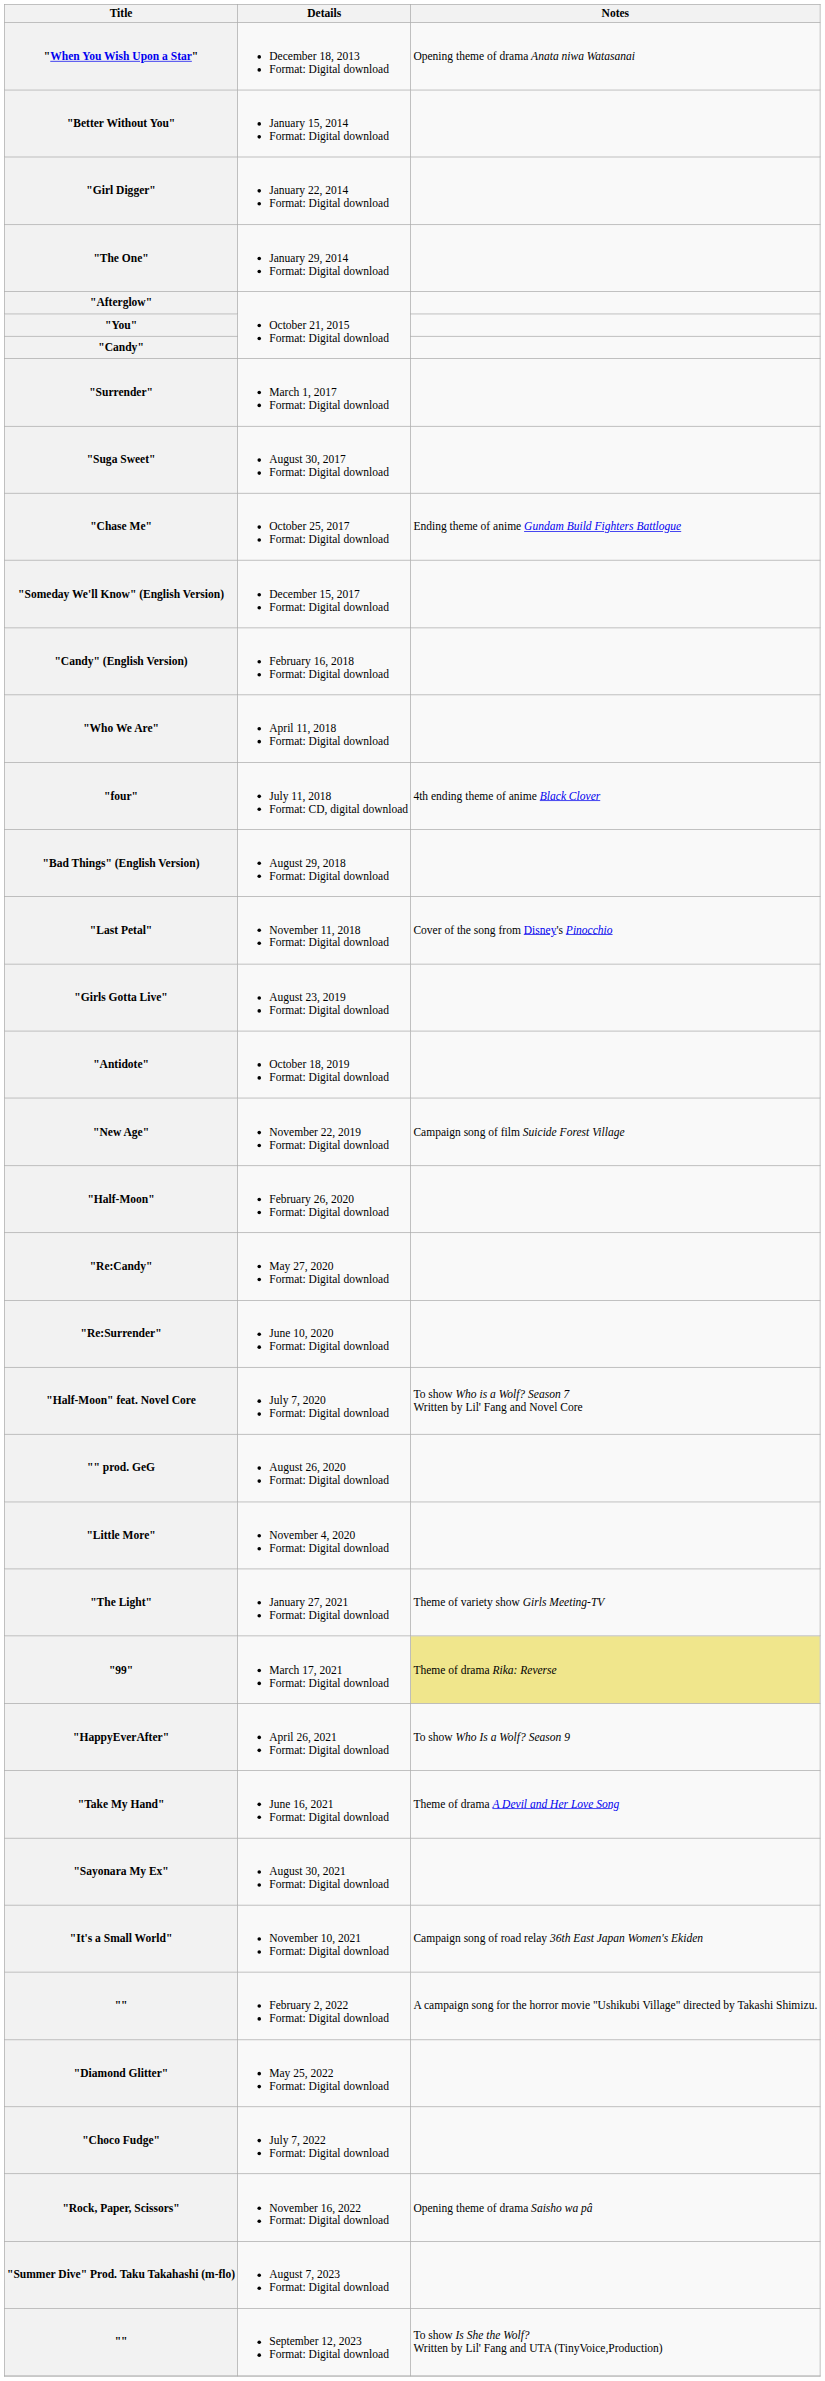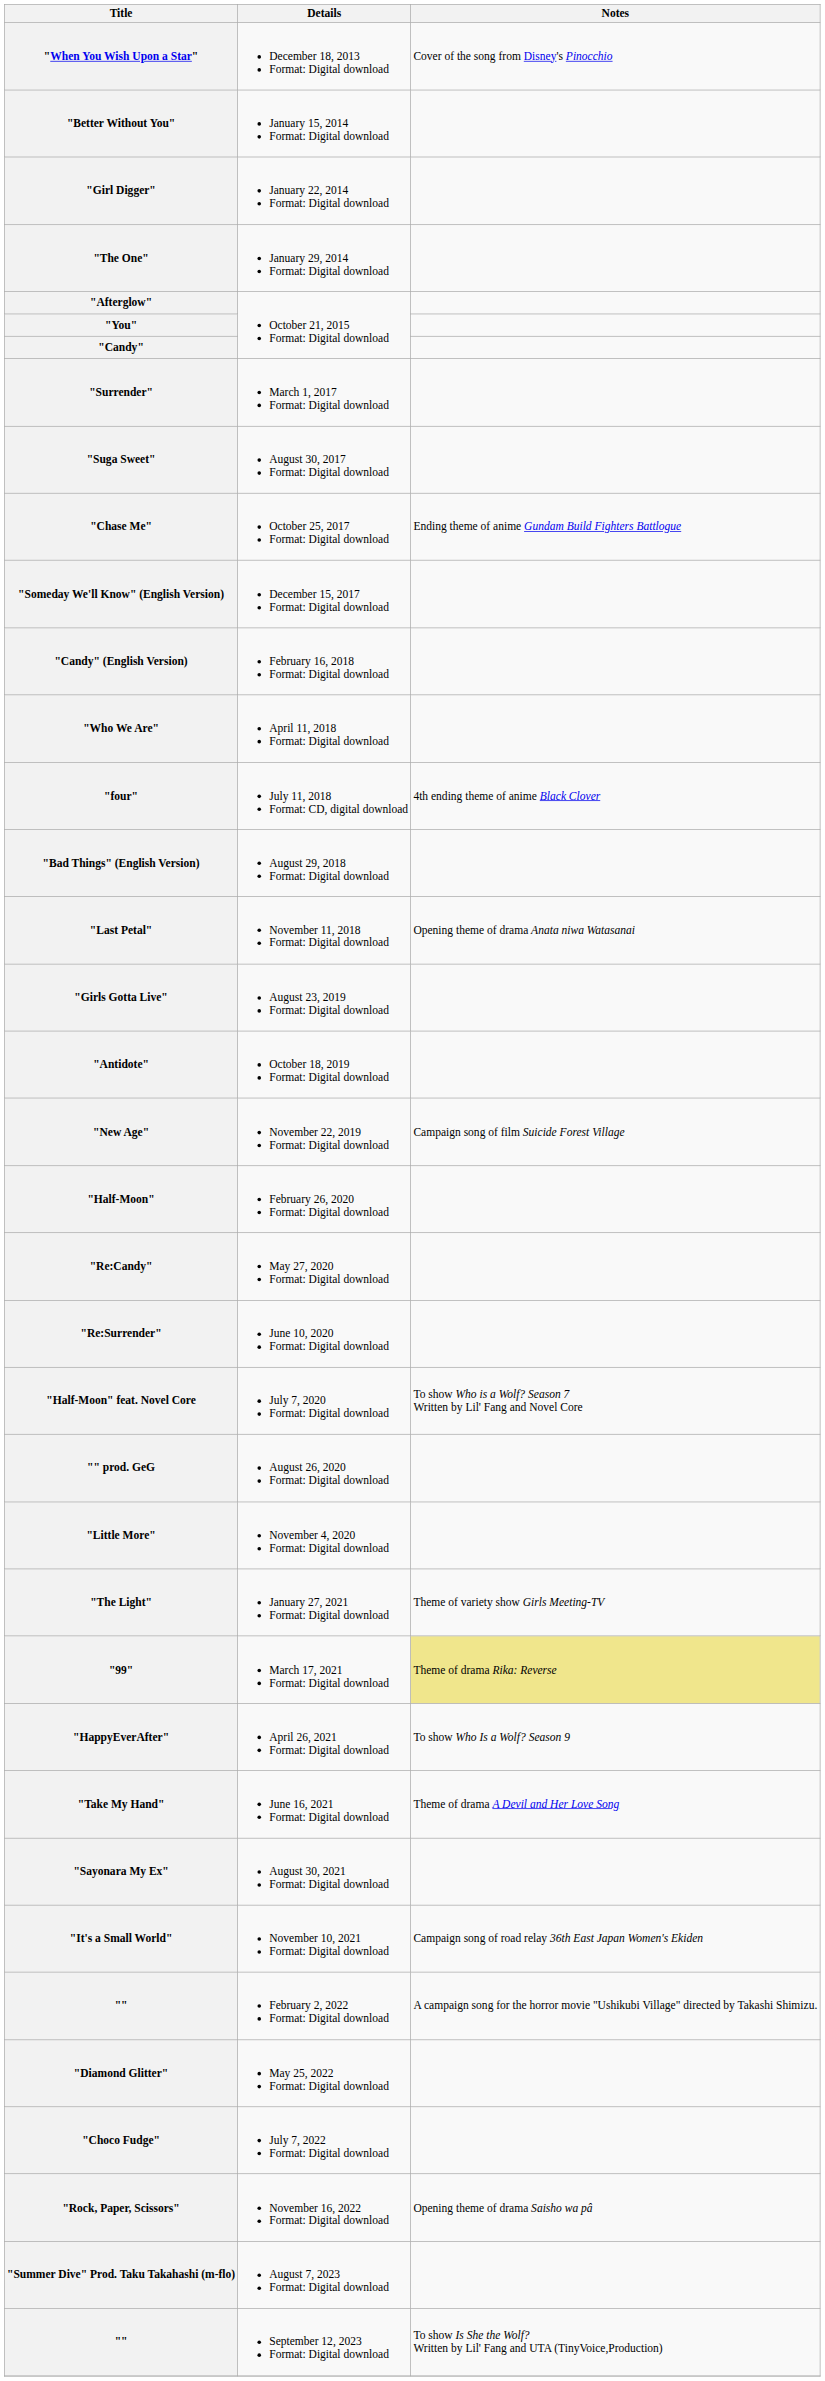(524, 56) Opening theme of drama Anata niwa Watasanai -> (513, 56) Cover of the song from Disney's Pinocchio
(513, 930) Cover of the song from Disney's Pinocchio -> (524, 930) Opening theme of drama Anata niwa Watasanai
